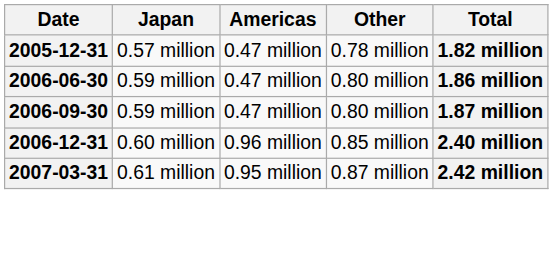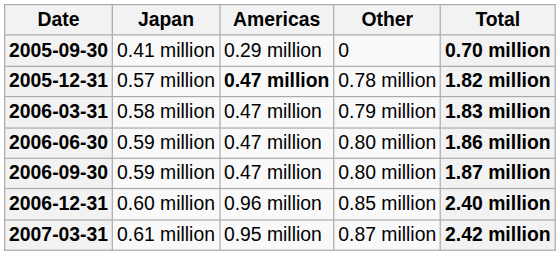+ row: (59, 50)
(273, 50) normal -> (277, 81) bold
+ row: (59, 111)
